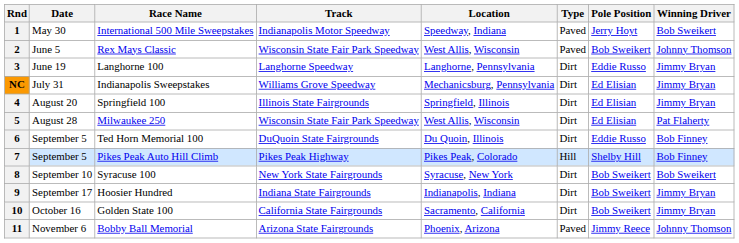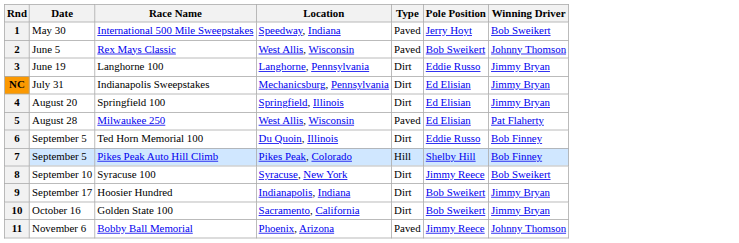- column: (339, 13)
(568, 120) Dirt -> (407, 120) Paved
(621, 174) Bob Sweikert -> (455, 174) Jimmy Reece
